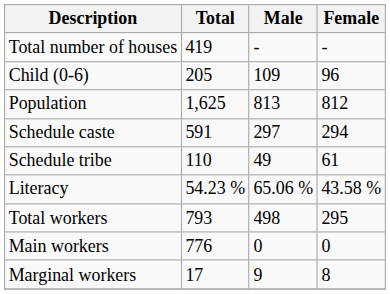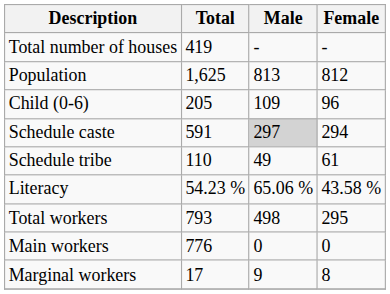rows swapped: (48, 103) <-> (49, 75)
(267, 132) no background -> (267, 132) lightgrey background
